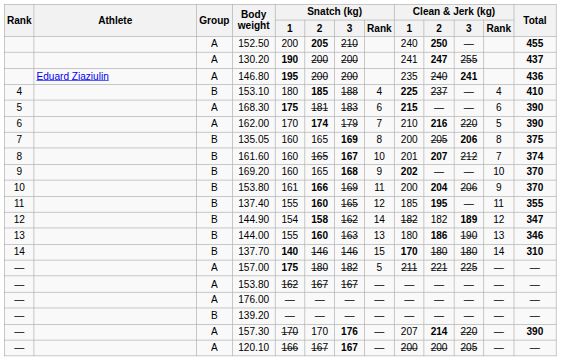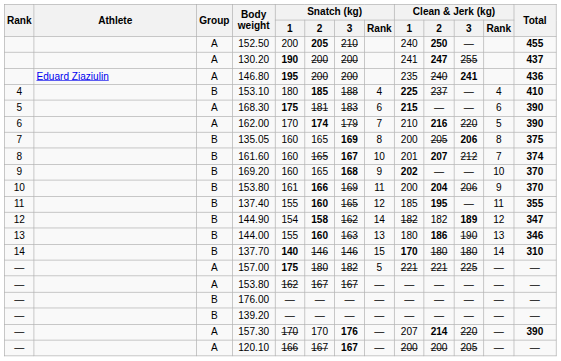(409, 268) 211 -> (409, 268) 221
(214, 300) A -> (214, 300) B
